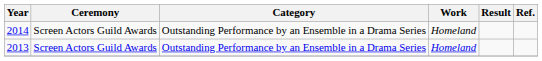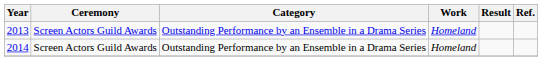rows swapped: (18, 47) <-> (18, 30)
